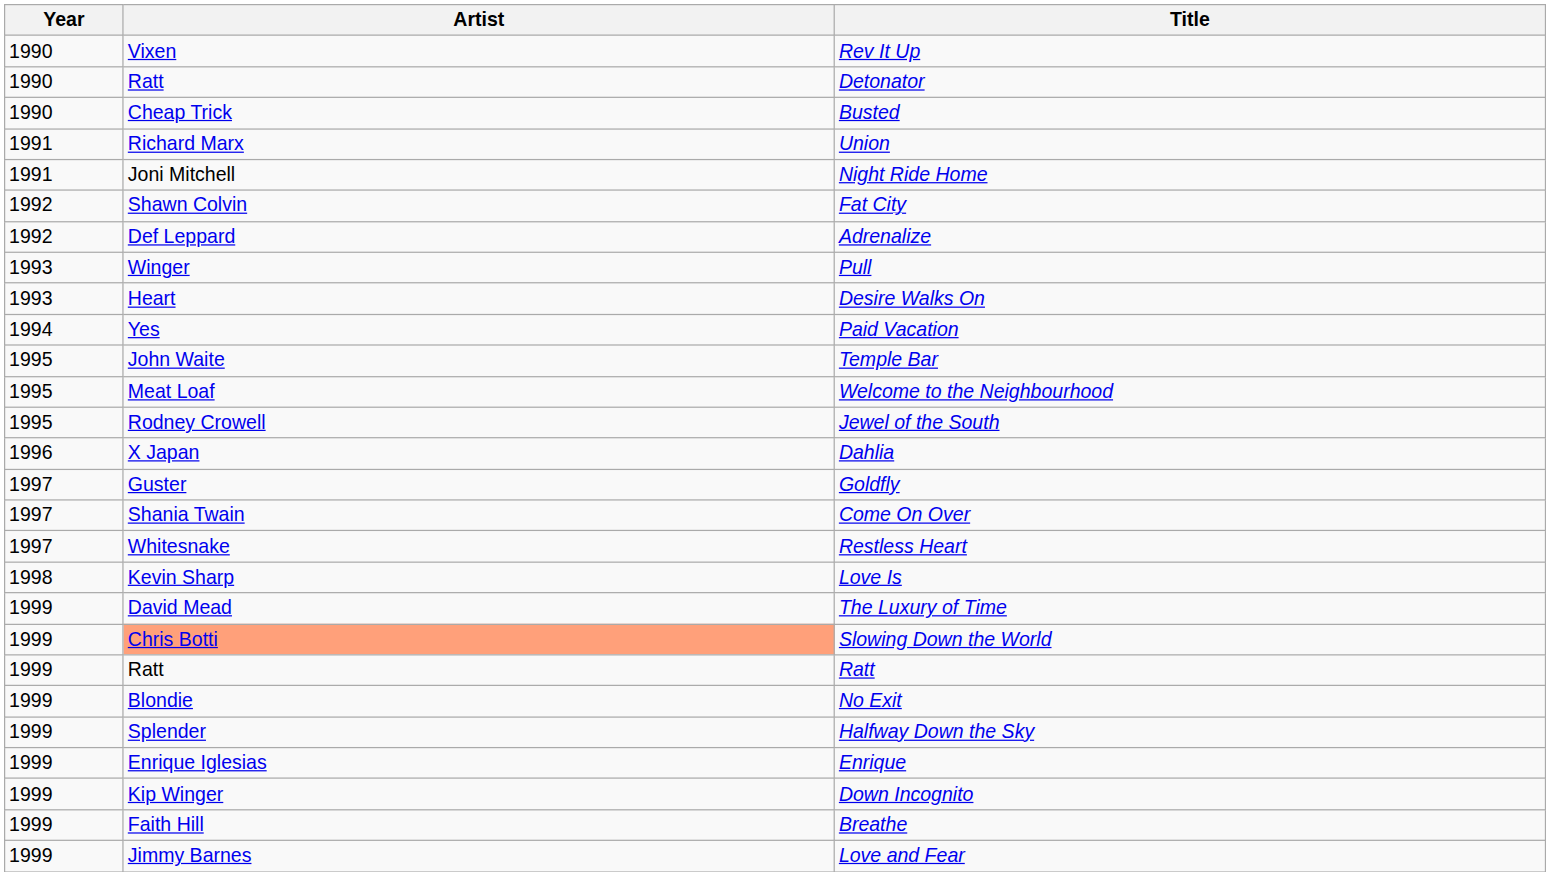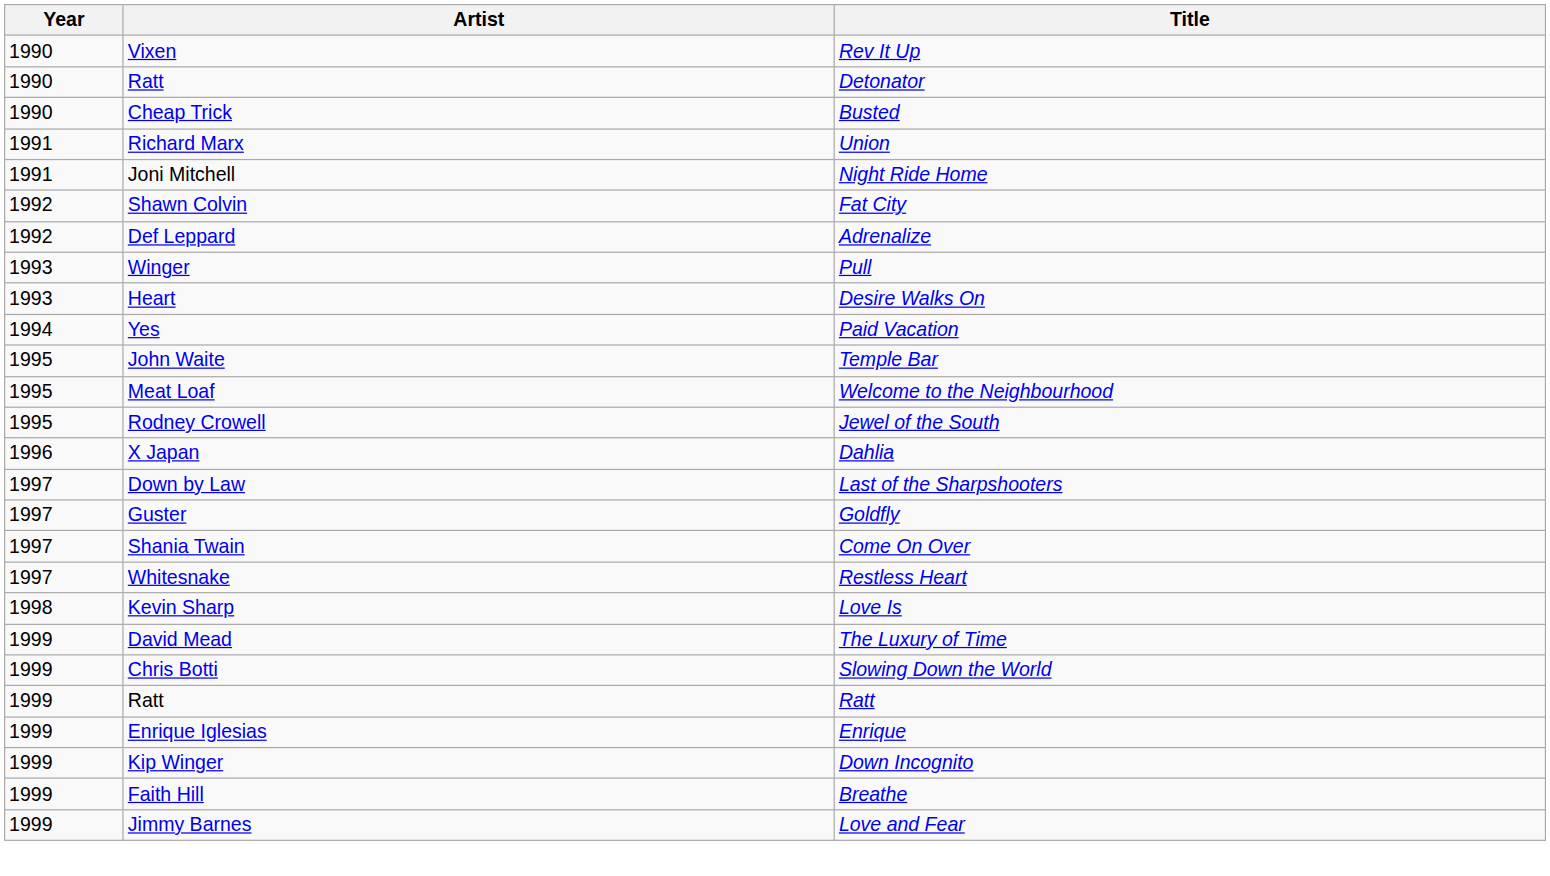+ row: (951, 484)
(173, 639) lightsalmon background -> (173, 670) no background
- row: (870, 701)
- row: (937, 732)
